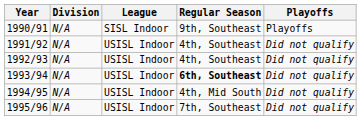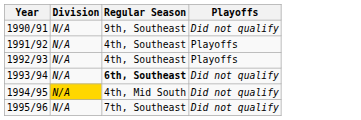- column: (139, 12)
(289, 28) Playoffs -> (235, 28) Did not qualify
(310, 44) Did not qualify -> (214, 44) Playoffs
(310, 60) Did not qualify -> (214, 60) Playoffs
(61, 92) no background -> (61, 92) gold background
